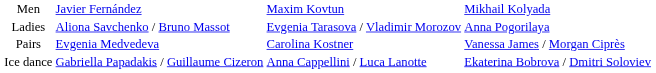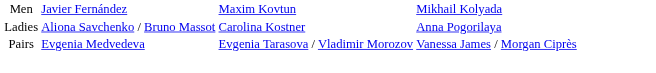(364, 26) Evgenia Tarasova / Vladimir Morozov -> (262, 26) Carolina Kostner
(310, 44) Carolina Kostner -> (316, 44) Evgenia Tarasova / Vladimir Morozov
- row: (28, 61)
